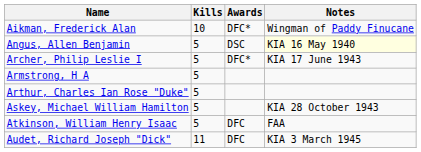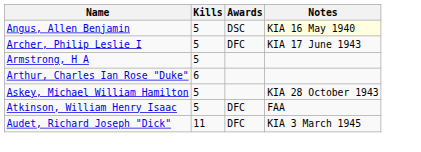- row: (71, 28)
(239, 60) DFC* -> (236, 44) DFC
(196, 92) 5 -> (196, 76) 6
